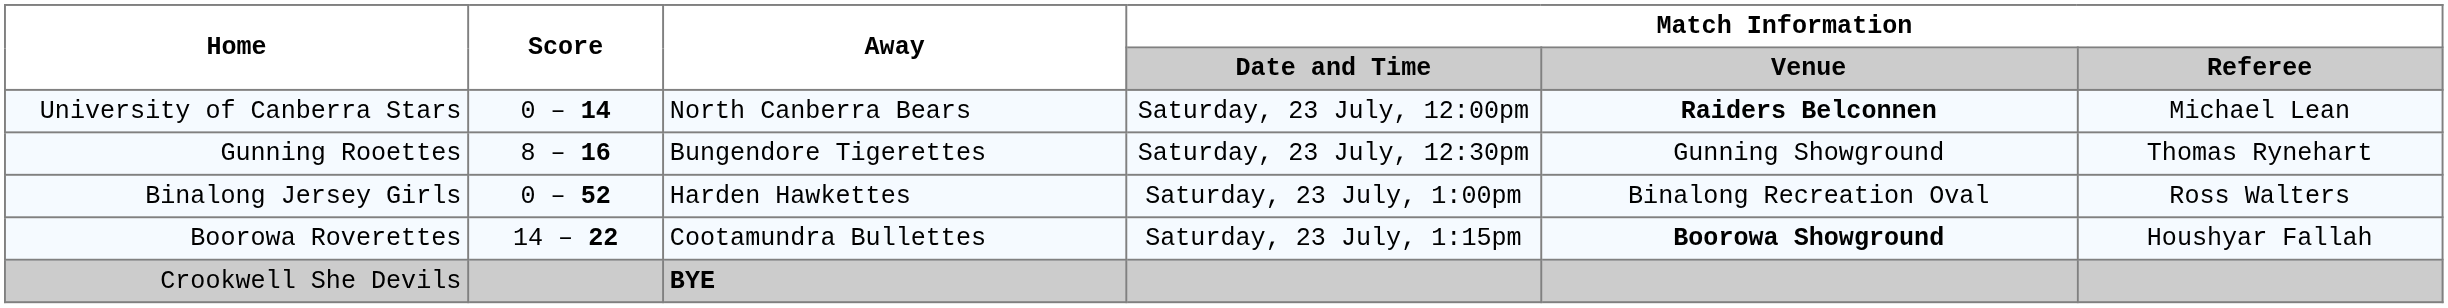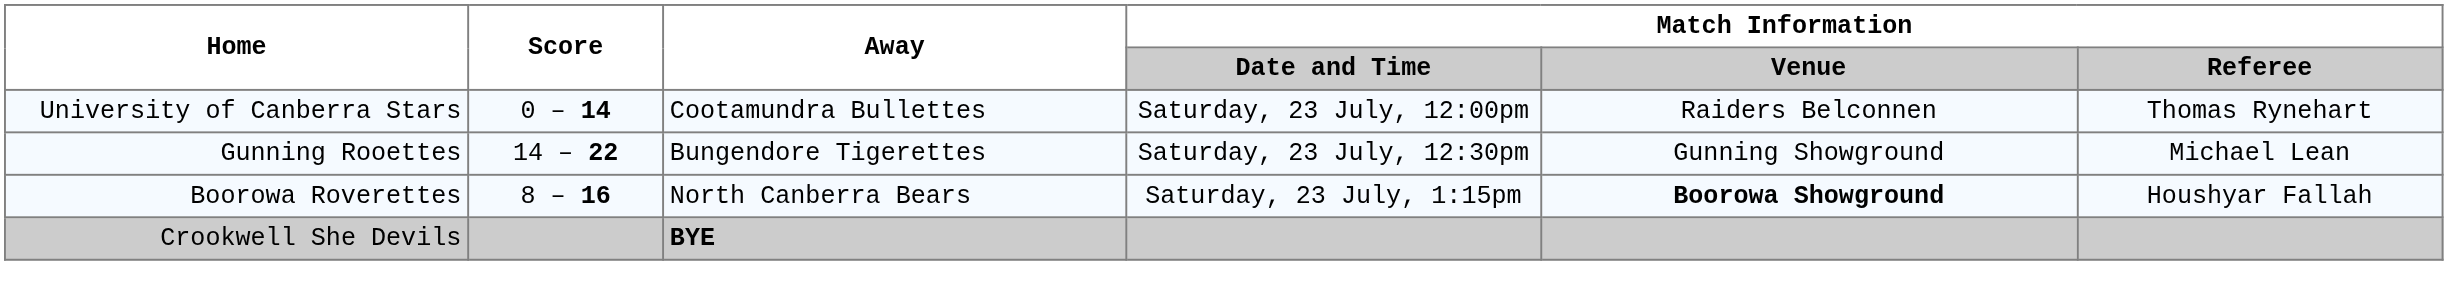(820, 111) North Canberra Bears -> (828, 111) Cootamundra Bullettes
(1809, 111) bold -> (1809, 111) normal
(2260, 111) Michael Lean -> (2260, 111) Thomas Rynehart
(566, 154) 8 – 16 -> (566, 154) 14 – 22
(2260, 154) Thomas Rynehart -> (2260, 154) Michael Lean
- row: (303, 196)
(566, 238) 14 – 22 -> (566, 196) 8 – 16
(828, 238) Cootamundra Bullettes -> (820, 196) North Canberra Bears
